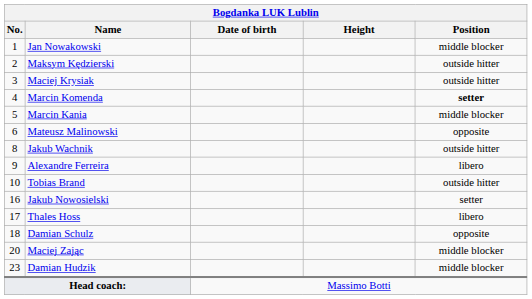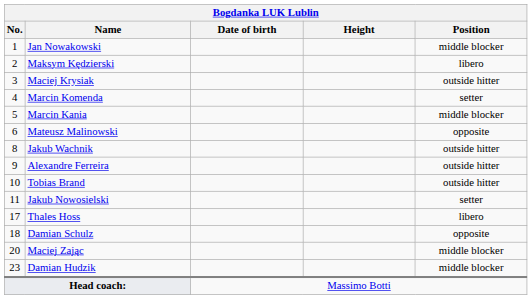(471, 64) outside hitter -> (471, 64) libero
(471, 98) bold -> (471, 98) normal
(471, 166) libero -> (471, 166) outside hitter
(15, 200) 16 -> (15, 200) 11
